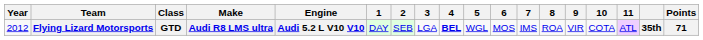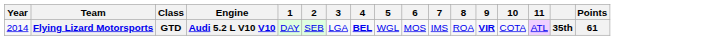- column: (231, 12)
(18, 27) 2012 -> (18, 27) 2014
(576, 27) normal -> (487, 27) bold
(681, 27) 71 -> (592, 27) 61
